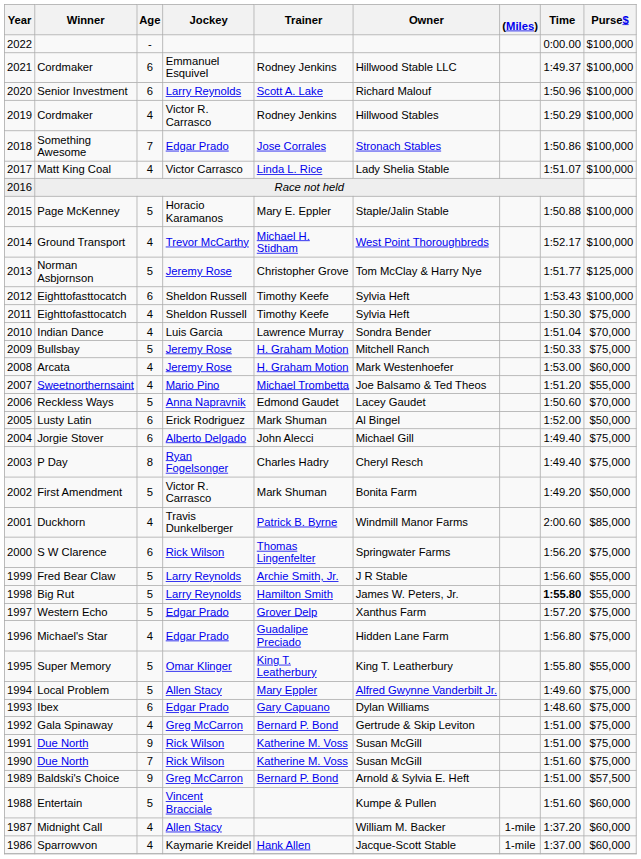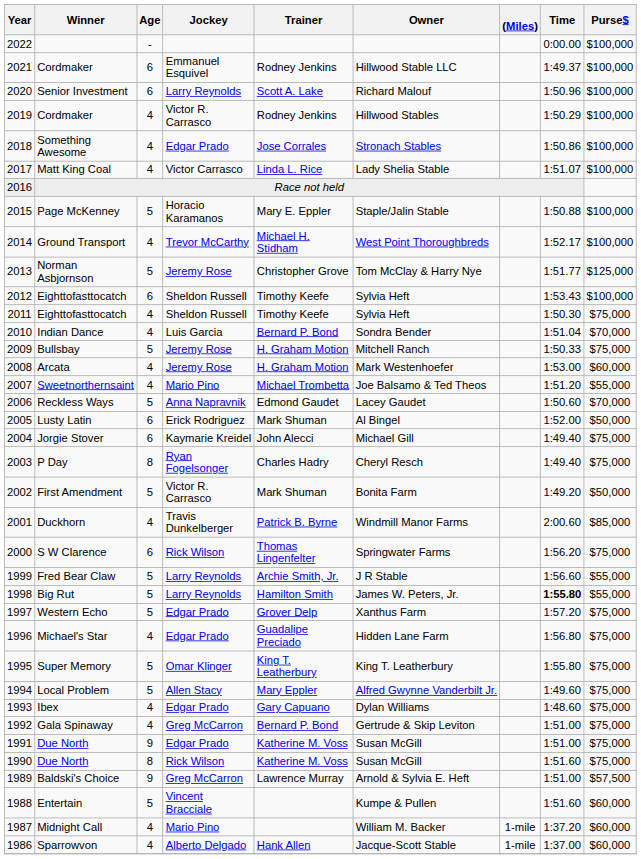(150, 146) 7 -> (150, 146) 4
(300, 332) Lawrence Murray -> (298, 332) Bernard P. Bond
(206, 438) Alberto Delgado -> (208, 438) Kaymarie Kreidel
(610, 667) $55,000 -> (610, 667) $75,000
(150, 708) 6 -> (150, 708) 4
(195, 744) Rick Wilson -> (197, 744) Edgar Prado
(150, 761) 7 -> (150, 761) 8
(298, 779) Bernard P. Bond -> (300, 779) Lawrence Murray
(194, 827) Allen Stacy -> (193, 827) Mario Pino
(208, 845) Kaymarie Kreidel -> (206, 845) Alberto Delgado
